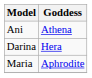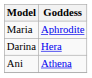rows swapped: (15, 30) <-> (20, 64)
